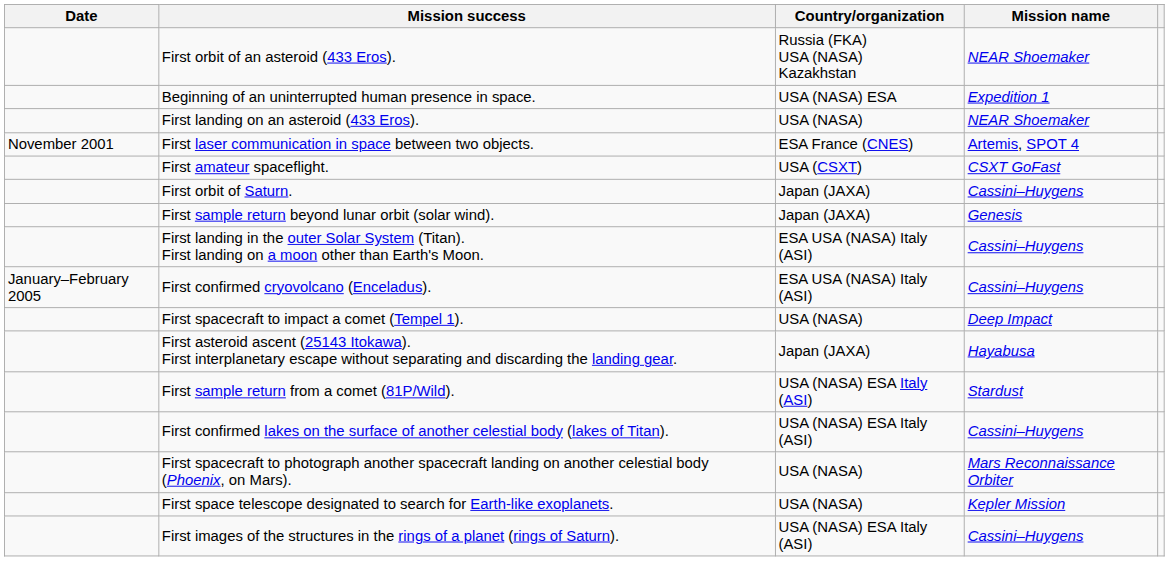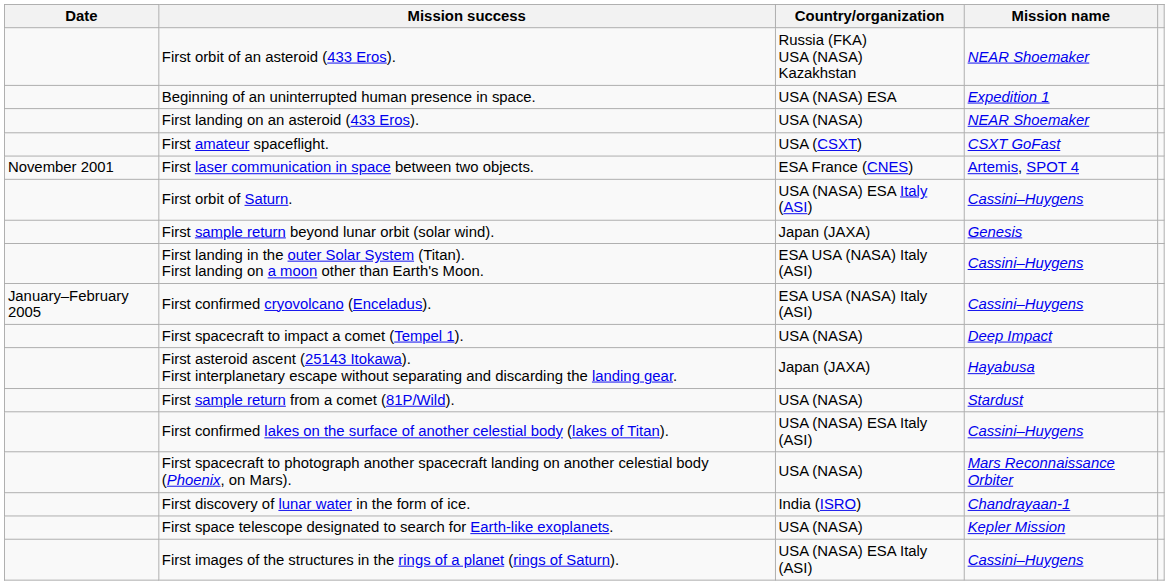rows swapped: (348, 144) <-> (245, 167)
(824, 191) Japan (JAXA) -> (853, 199) USA (NASA) ESA Italy (ASI)
(853, 391) USA (NASA) ESA Italy (ASI) -> (821, 399) USA (NASA)
+ row: (316, 504)
